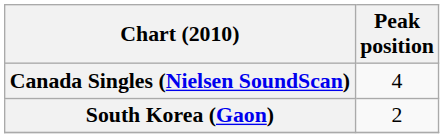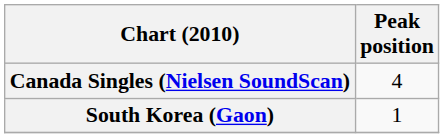(397, 115) 2 -> (397, 115) 1
